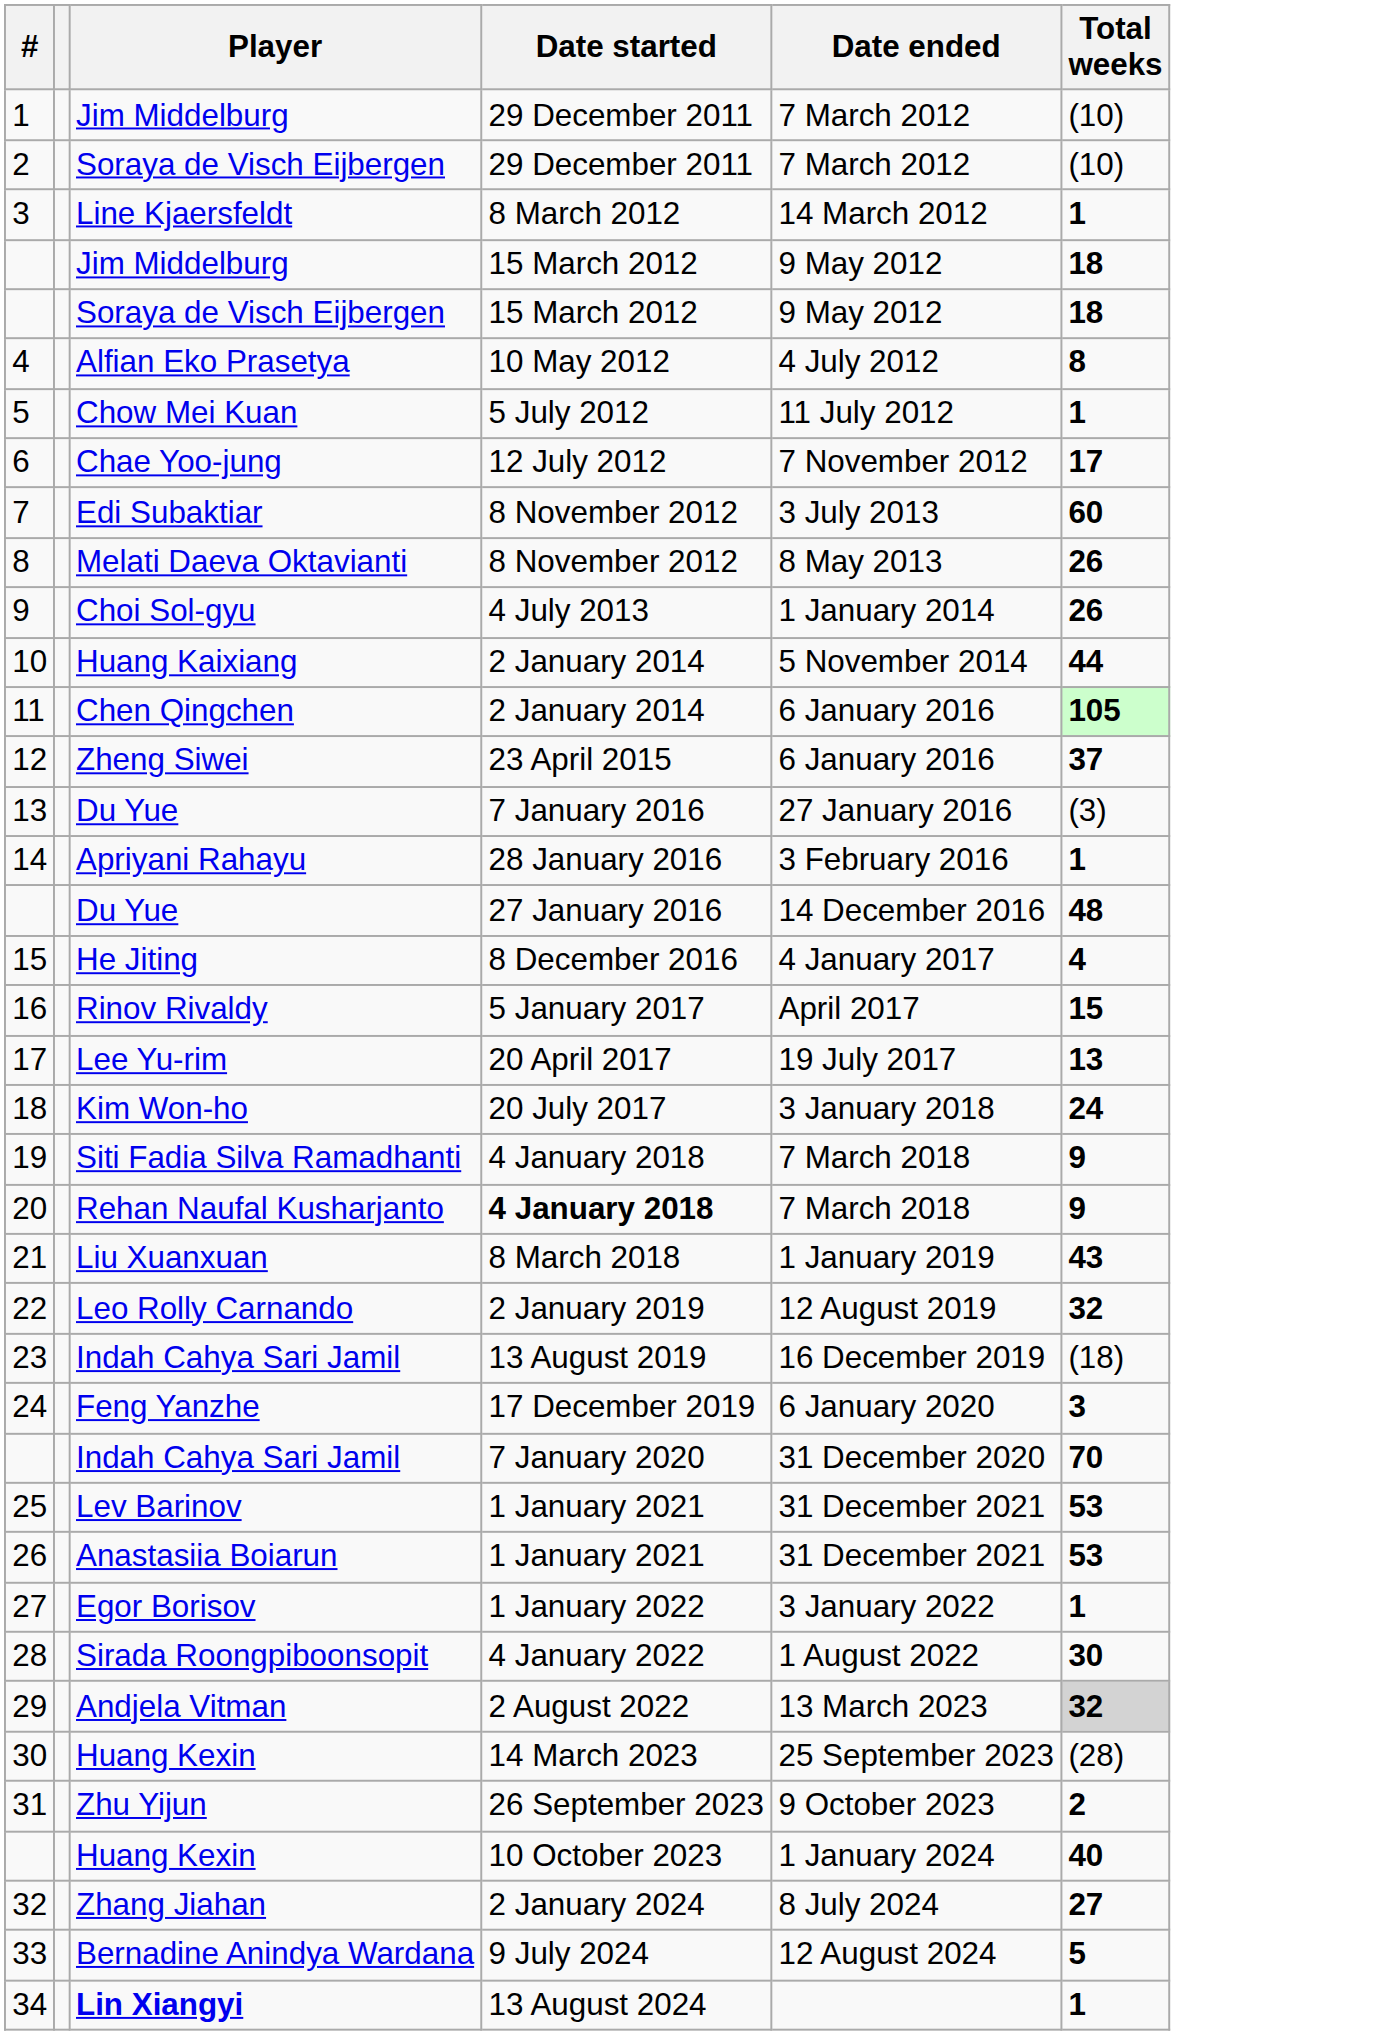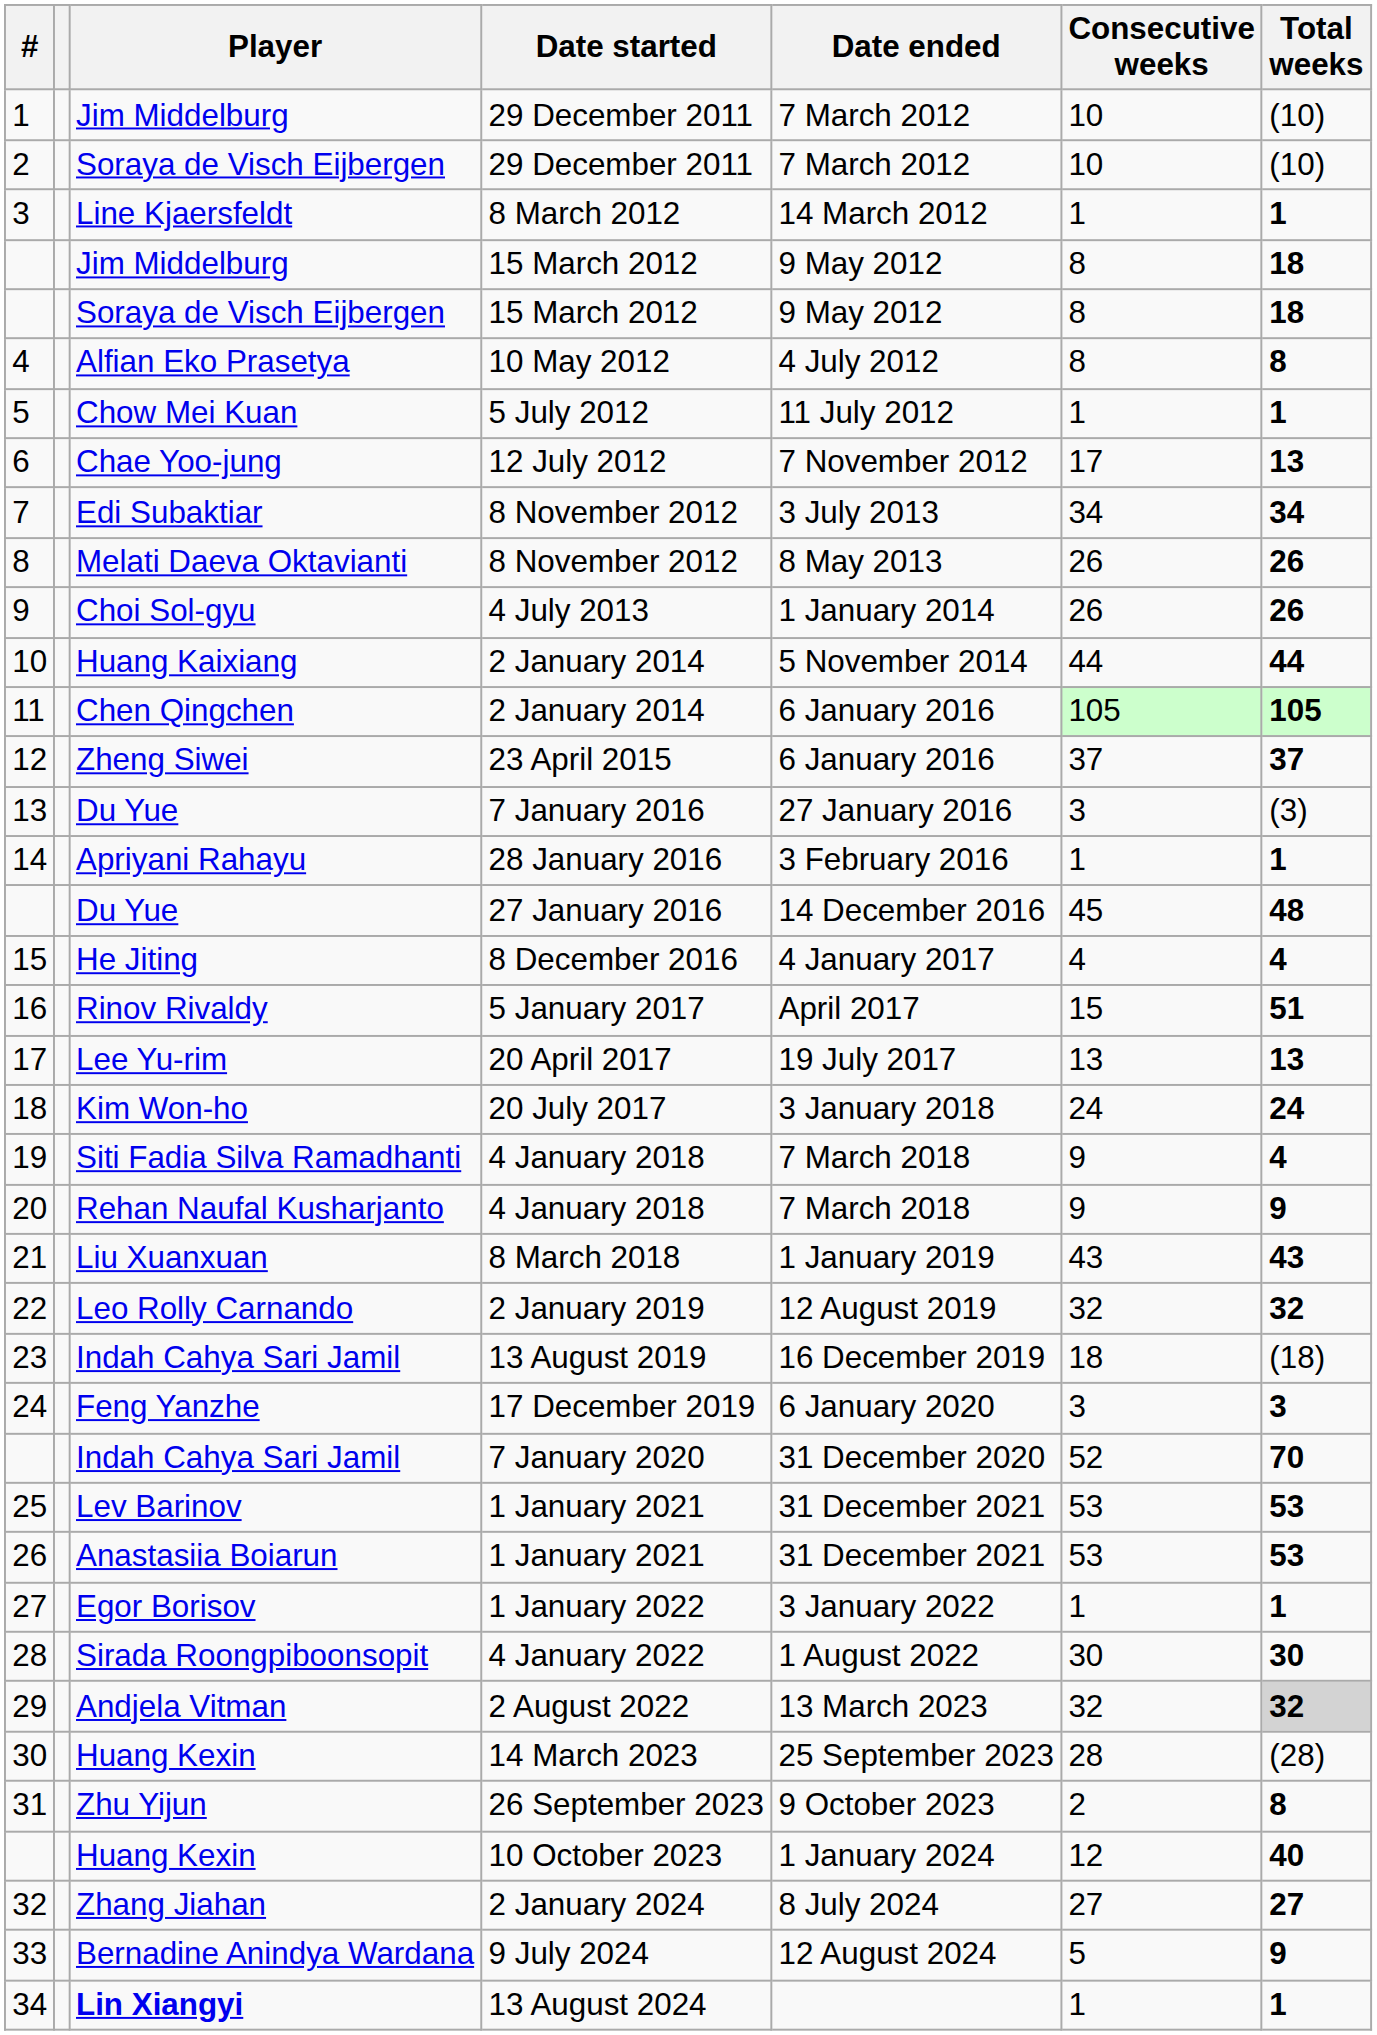+ column: (1162, 47)
(1086, 462) 17 -> (1287, 462) 13
(1086, 512) 60 -> (1287, 512) 34
(1086, 1009) 15 -> (1287, 1009) 51
(1077, 1158) 9 -> (1278, 1158) 4
(601, 1208) bold -> (597, 1208) normal
(1077, 1805) 2 -> (1278, 1805) 8
(1077, 1954) 5 -> (1278, 1954) 9
